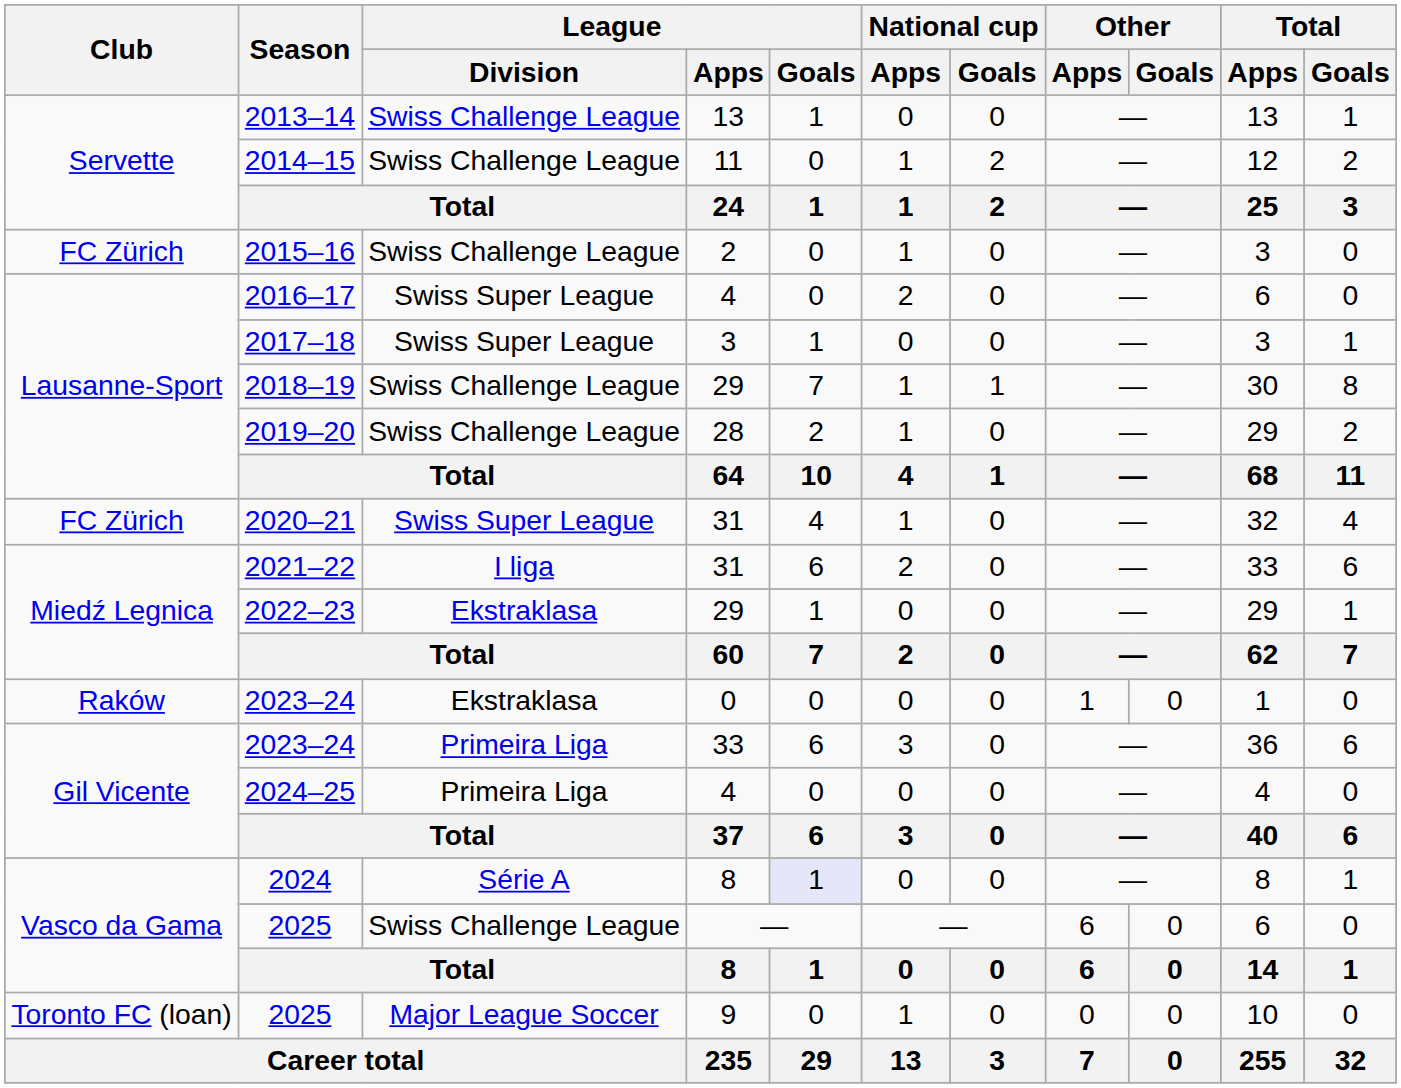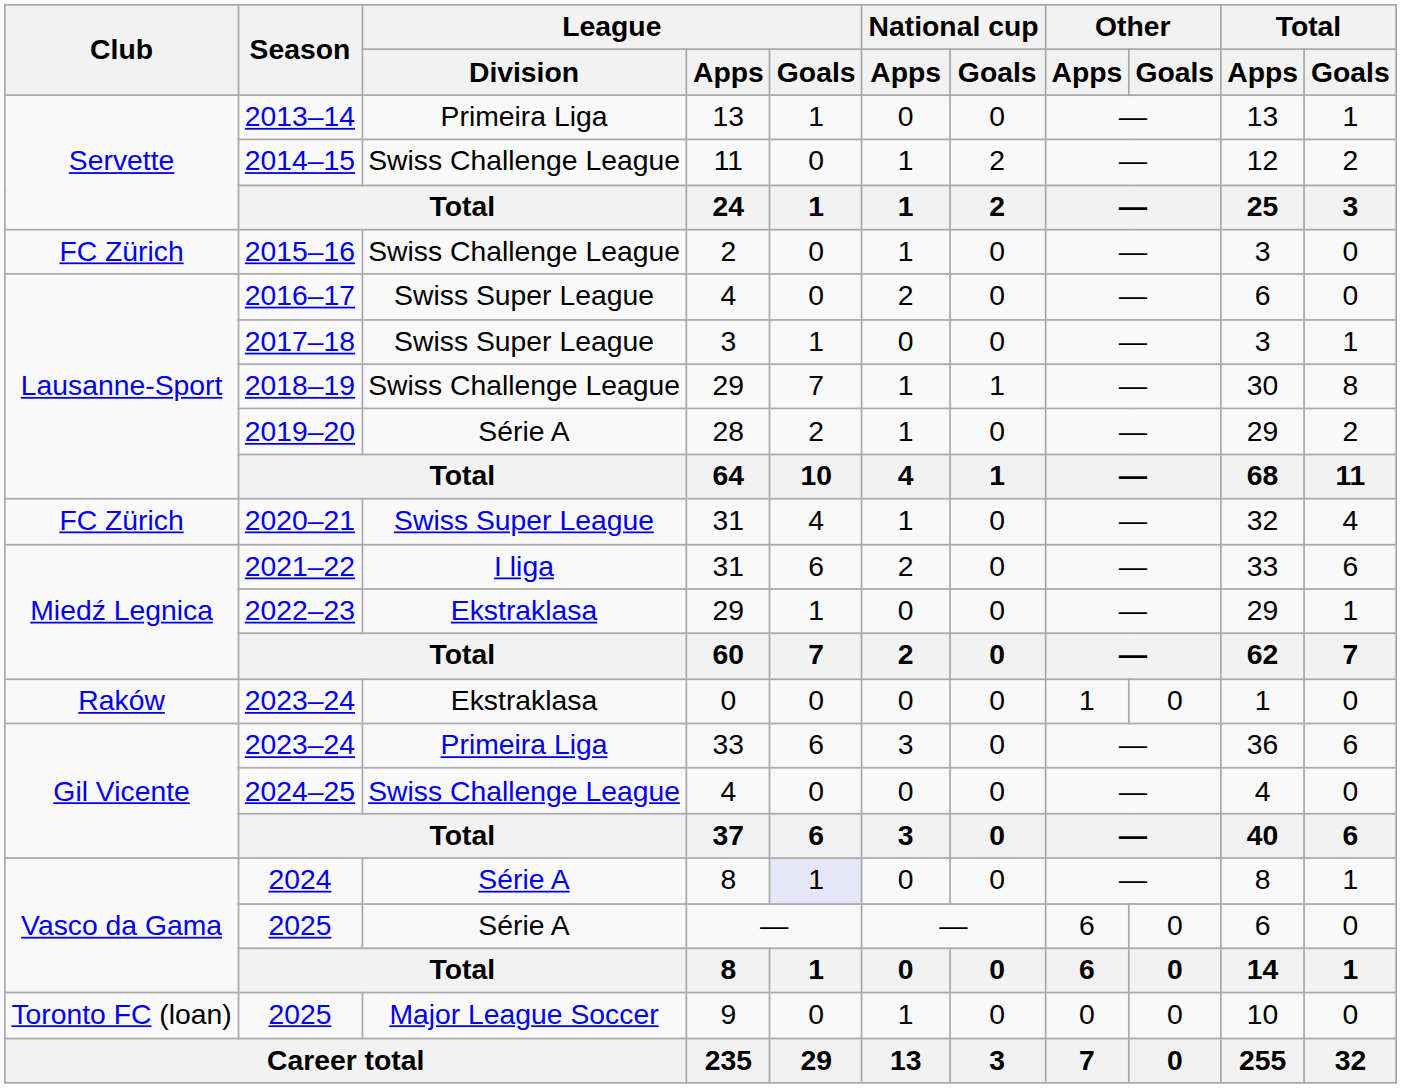(524, 116) Swiss Challenge League -> (524, 116) Primeira Liga
(524, 431) Swiss Challenge League -> (524, 431) Série A
(524, 790) Primeira Liga -> (524, 790) Swiss Challenge League
(524, 925) Swiss Challenge League -> (524, 925) Série A
